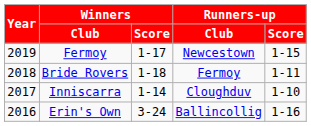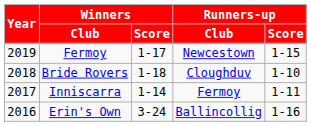(219, 73) Fermoy -> (219, 73) Cloughduv
(286, 73) 1-11 -> (286, 73) 1-10
(219, 92) Cloughduv -> (219, 92) Fermoy
(286, 92) 1-10 -> (286, 92) 1-11
